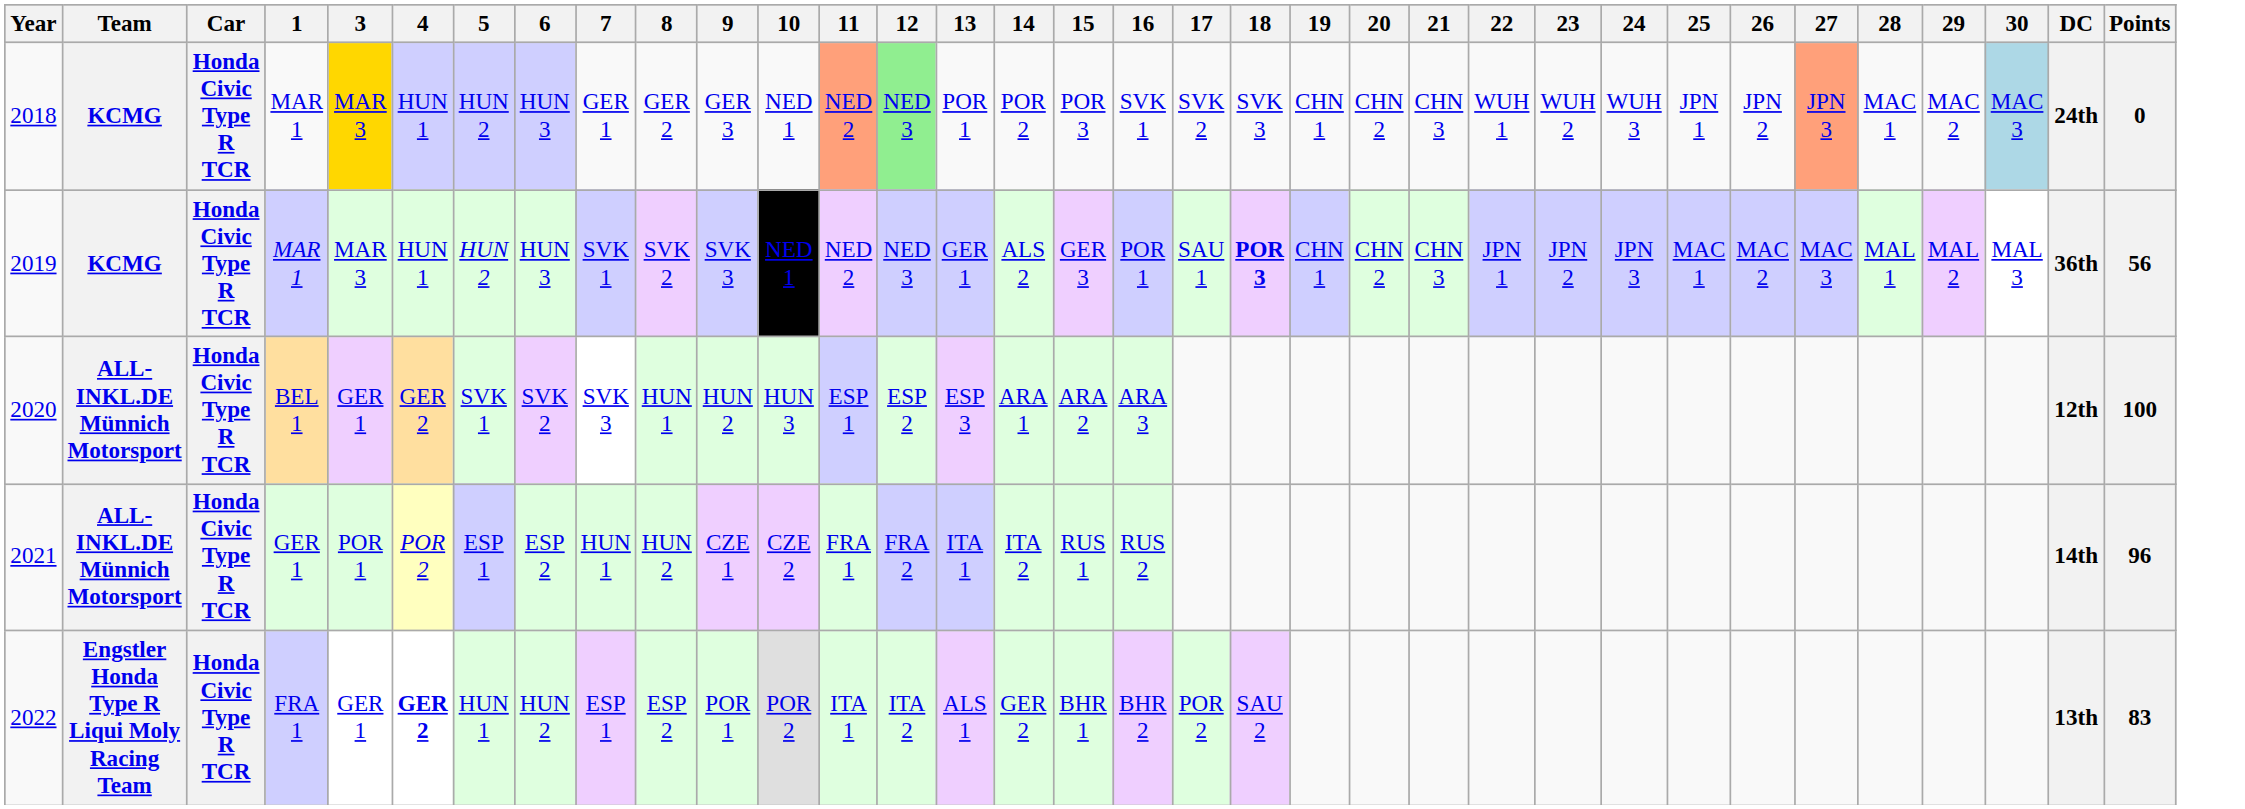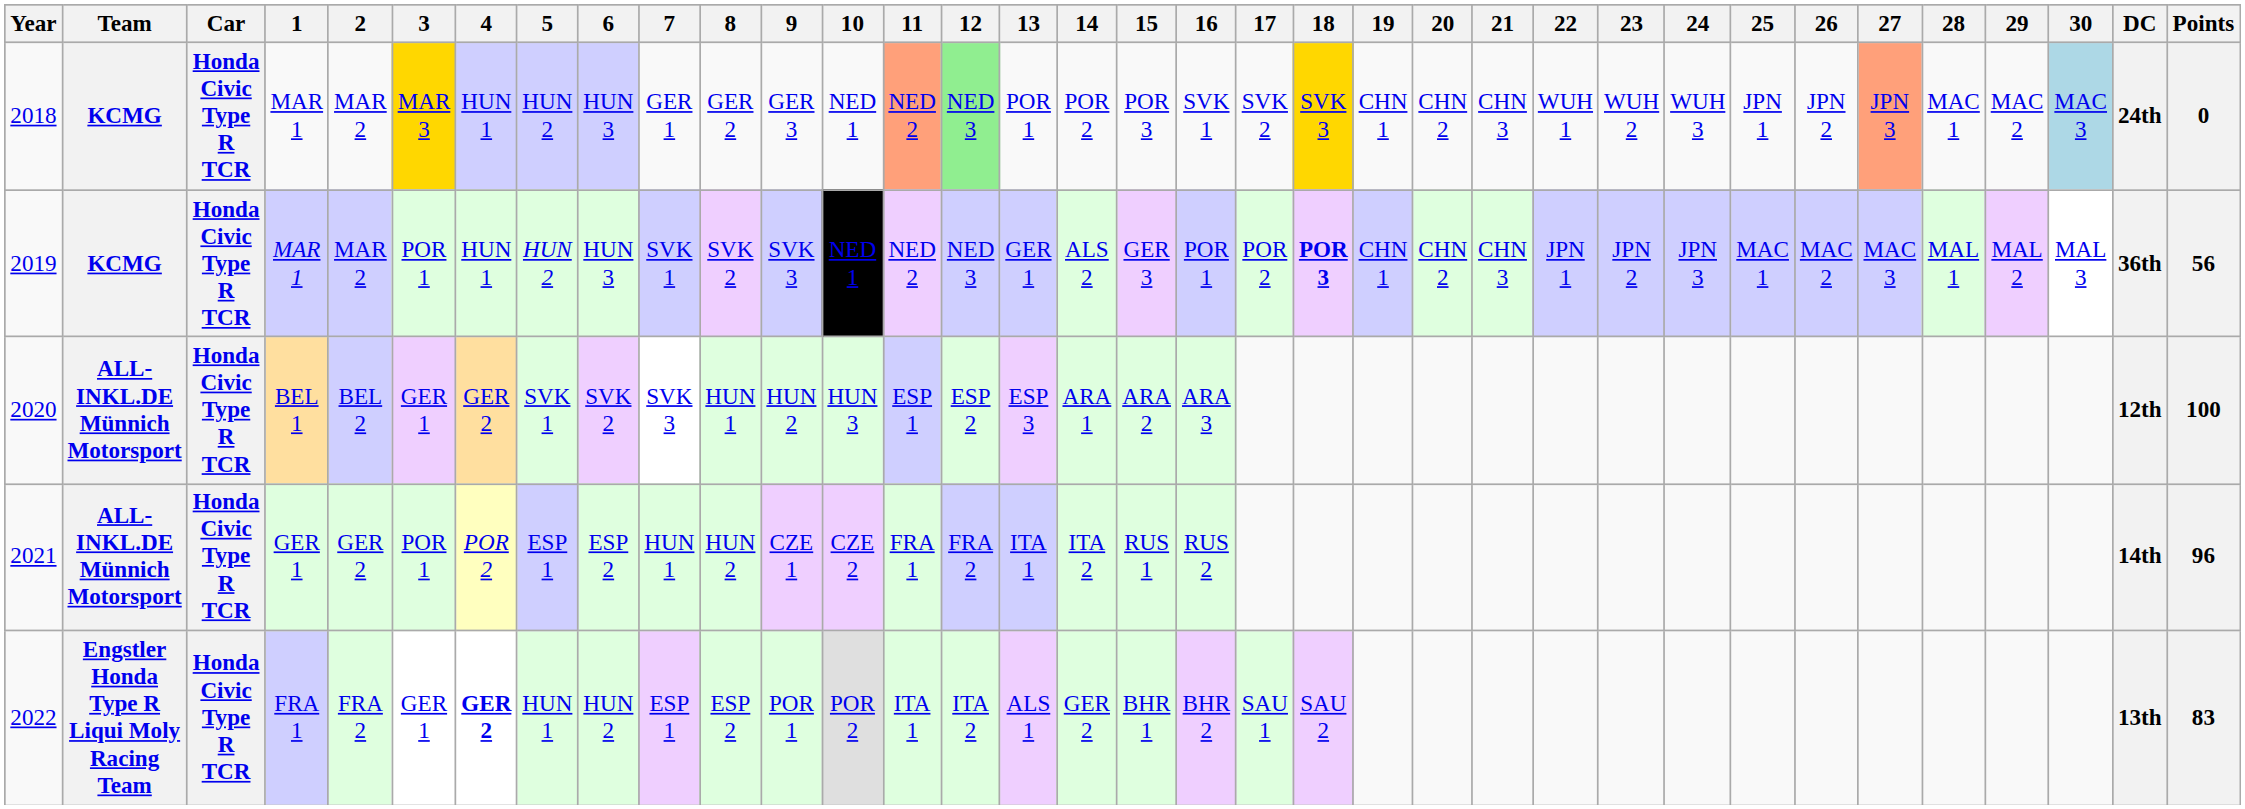+ column: (360, 23)
(1260, 115) no background -> (1323, 115) gold background
(360, 262) MAR 3 -> (424, 262) POR 1
(1201, 262) SAU 1 -> (1265, 262) POR 2
(1201, 717) POR 2 -> (1265, 717) SAU 1
